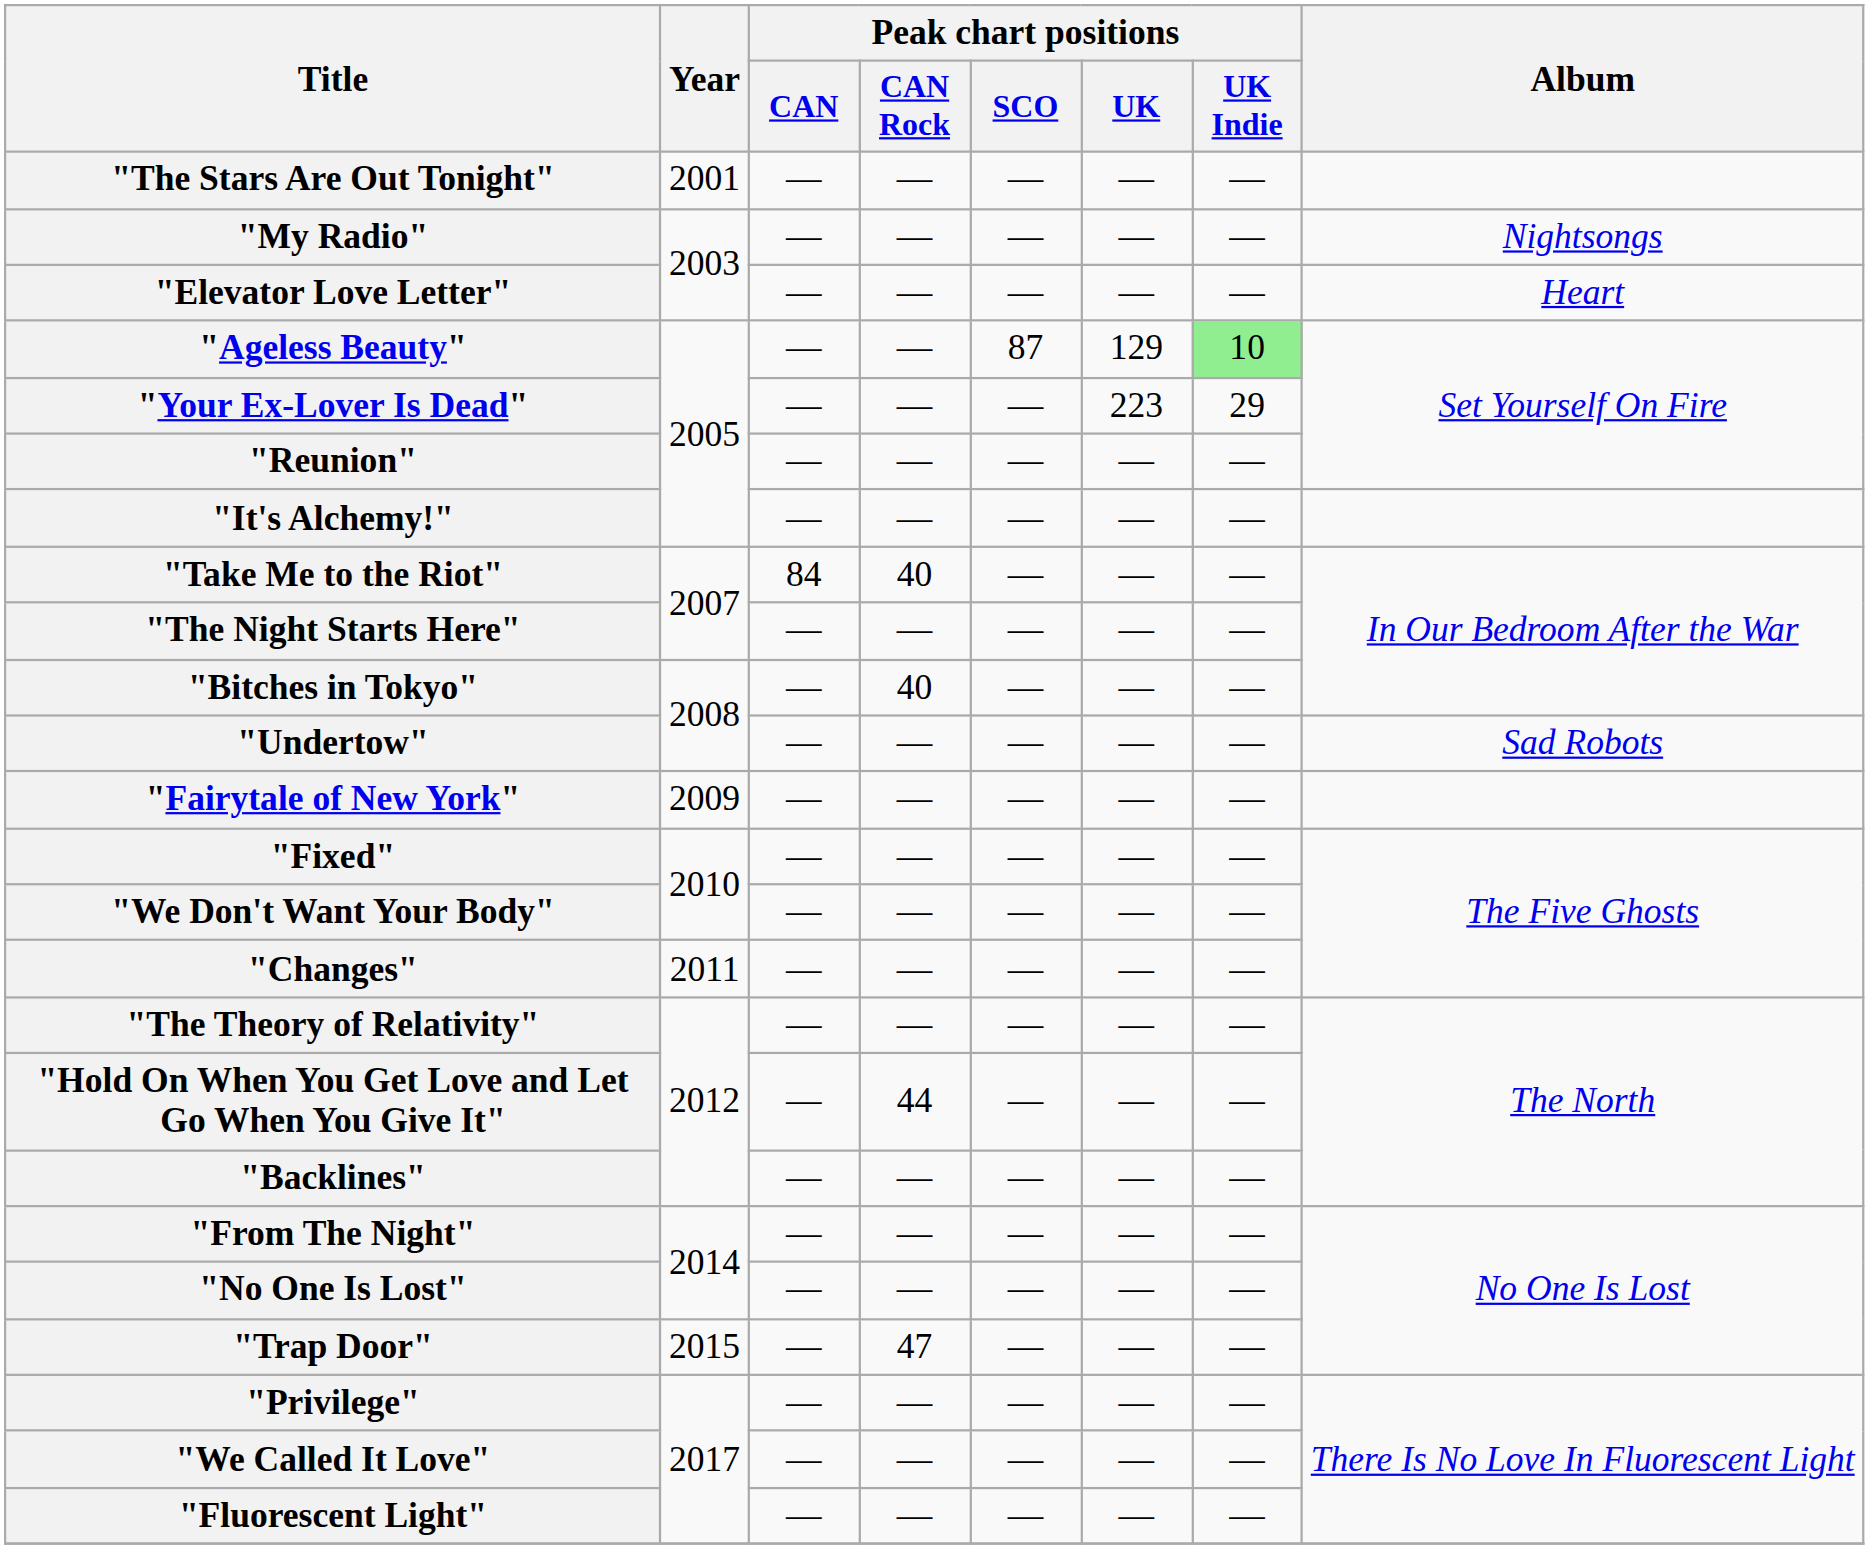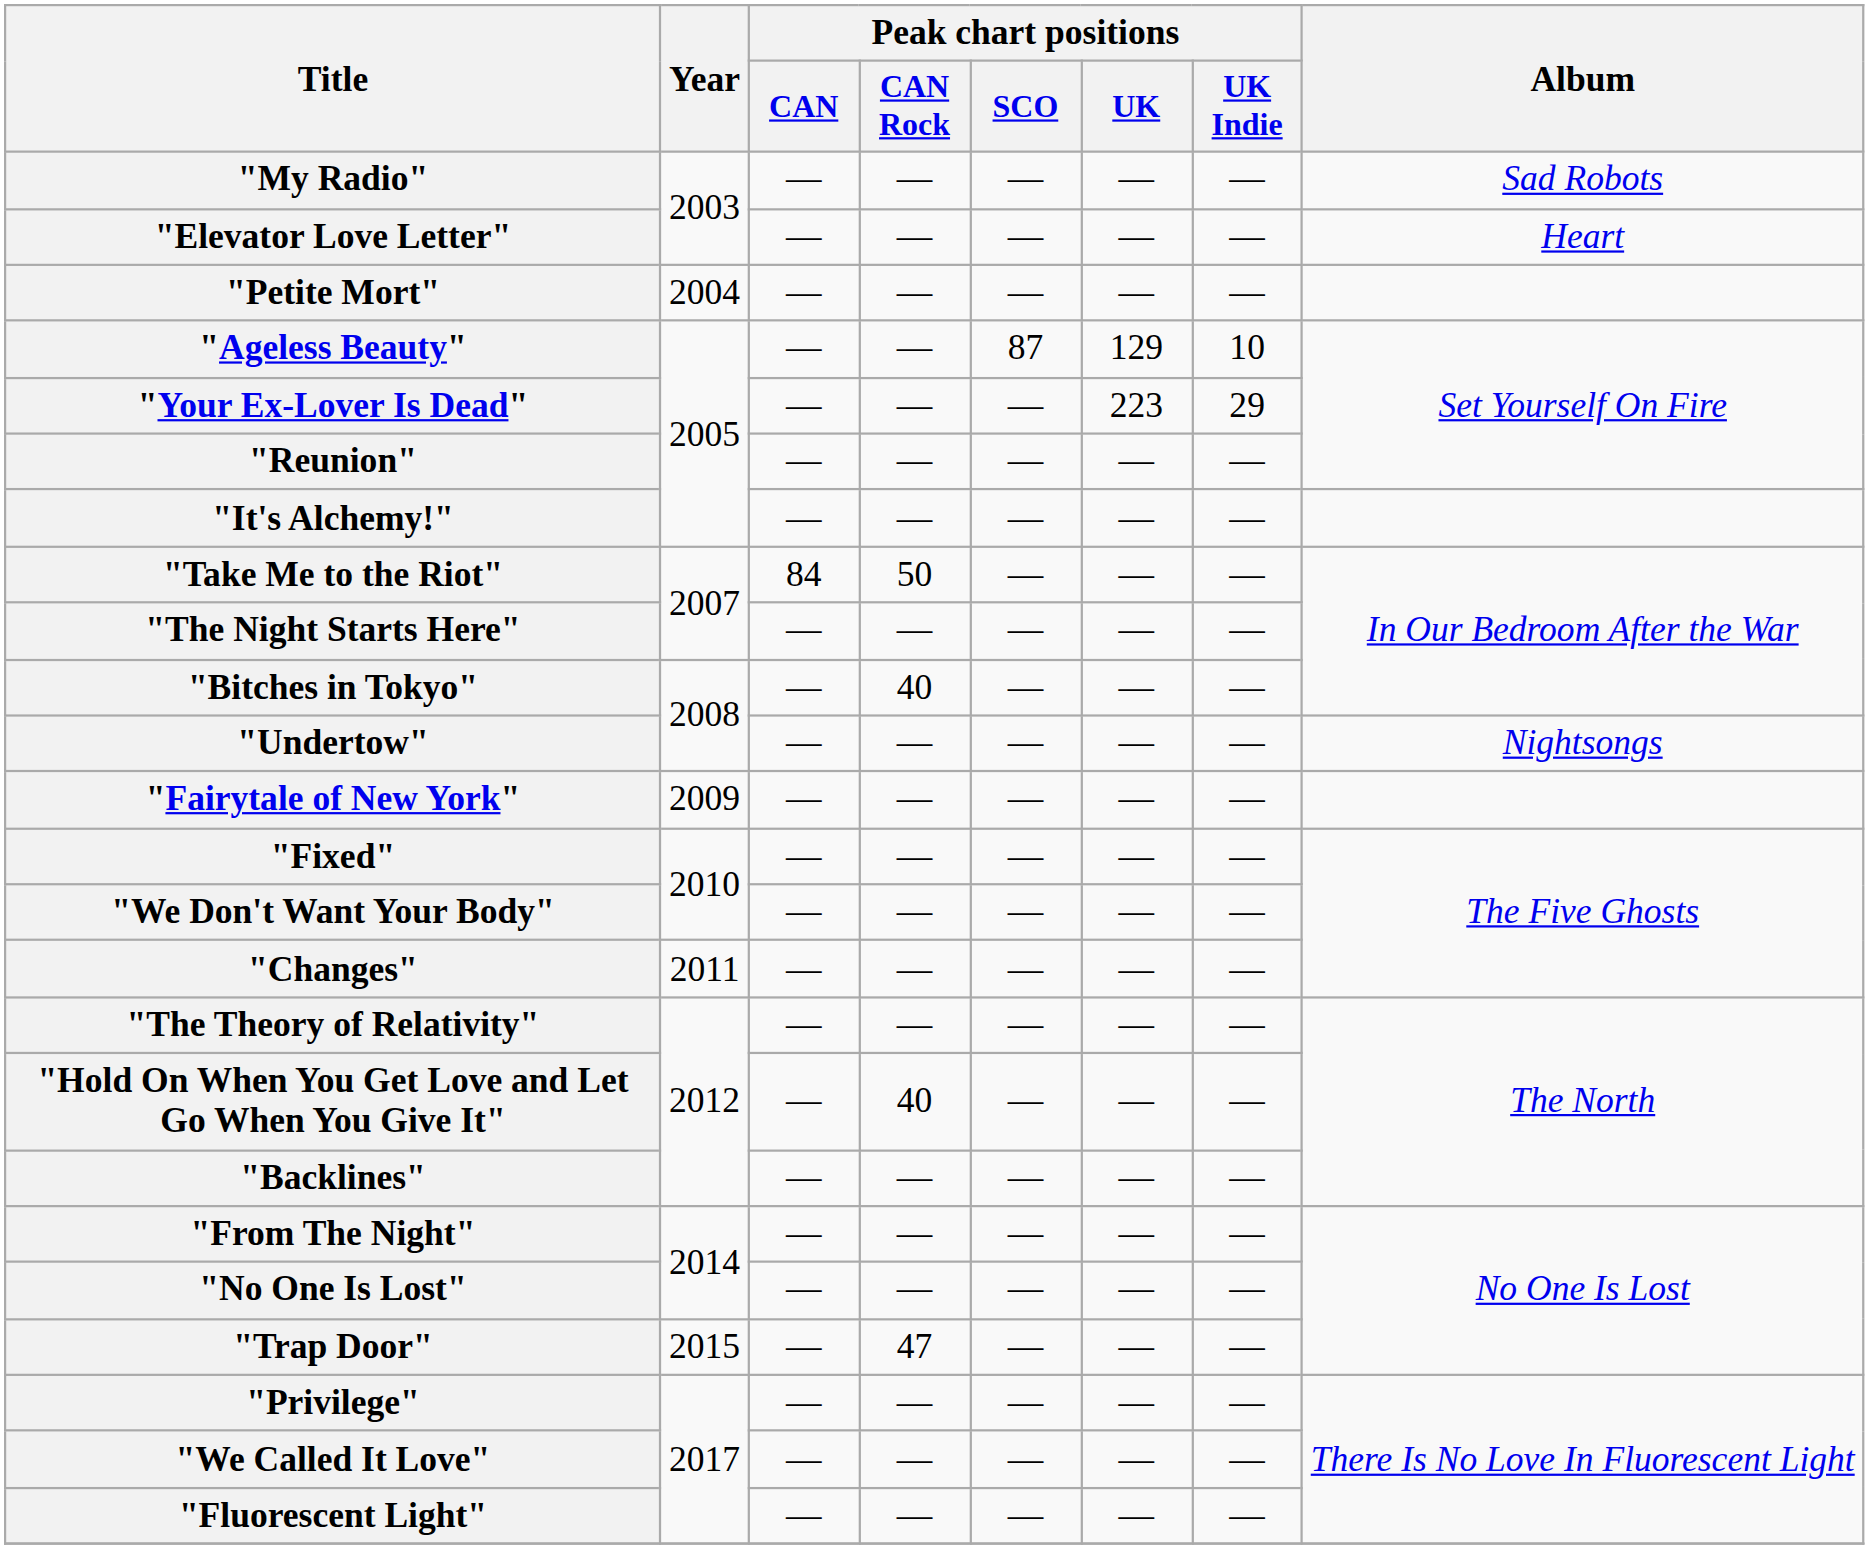- row: (333, 179)
(1583, 235) Nightsongs -> (1583, 179) Sad Robots
+ row: (333, 292)
(1247, 348) lightgreen background -> (1247, 348) no background
(915, 573) 40 -> (915, 573) 50
(1583, 742) Sad Robots -> (1583, 742) Nightsongs
(915, 1100) 44 -> (915, 1100) 40
